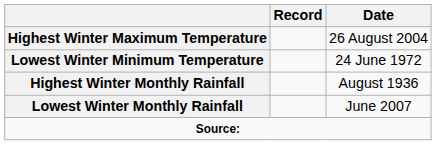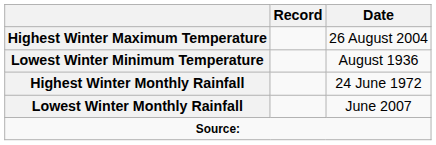(379, 60) 24 June 1972 -> (379, 60) August 1936
(379, 83) August 1936 -> (379, 83) 24 June 1972
